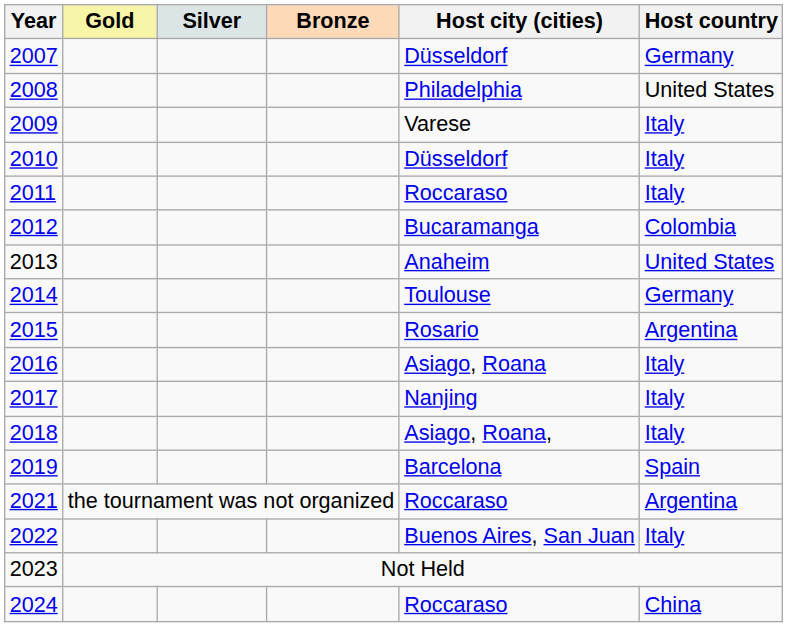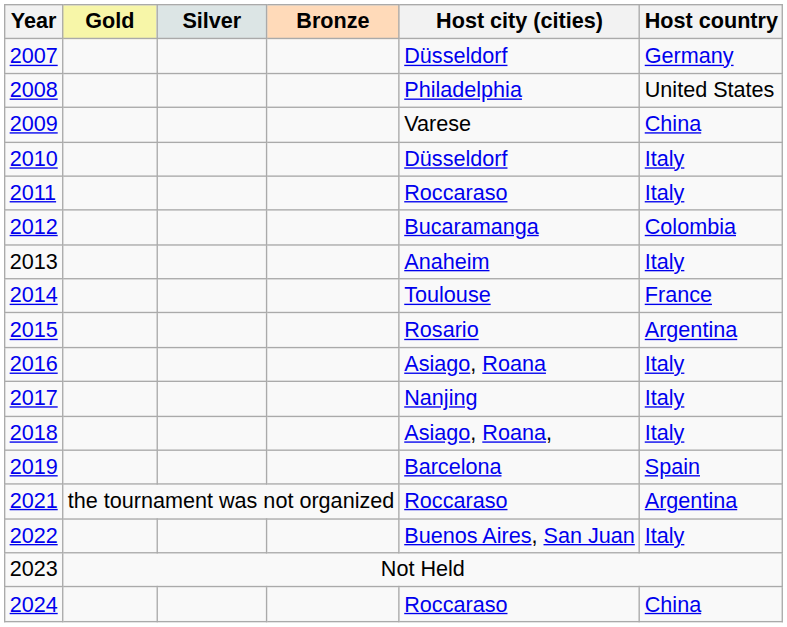(665, 124) Italy -> (673, 124) China
(710, 261) United States -> (665, 261) Italy
(689, 295) Germany -> (678, 295) France
